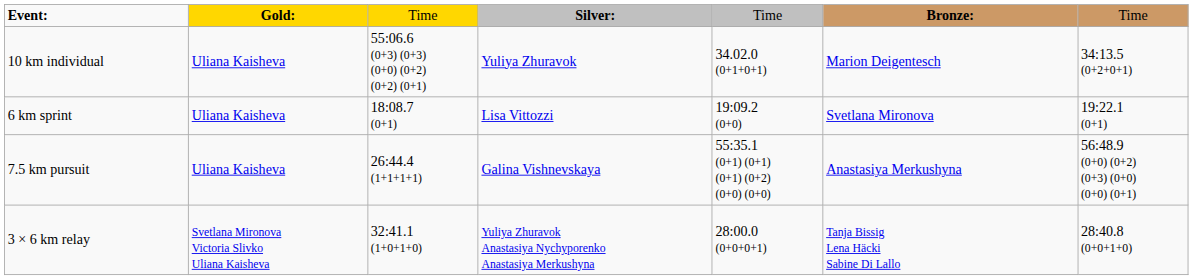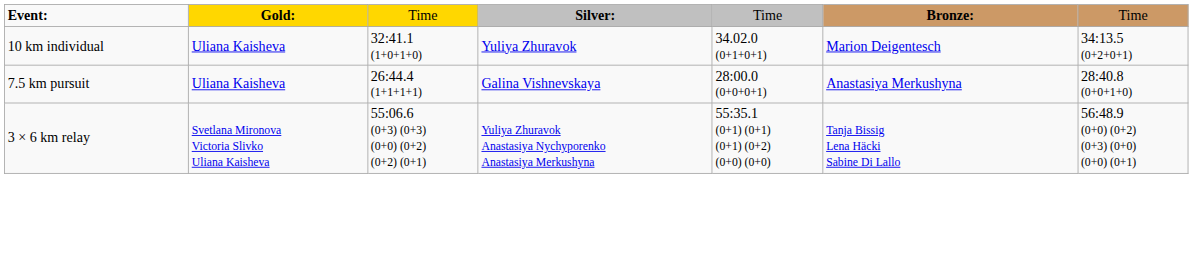(398, 61) 55:06.6 (0+3) (0+3) (0+0) (0+2) (0+2) (0+1) -> (396, 45) 32:41.1 (1+0+1+0)
- row: (40, 115)
(743, 169) 55:35.1 (0+1) (0+1) (0+1) (0+2) (0+0) (0+0) -> (741, 84) 28:00.0 (0+0+0+1)
(1109, 169) 56:48.9 (0+0) (0+2) (0+3) (0+0) (0+0) (0+1) -> (1107, 84) 28:40.8 (0+0+1+0)
(396, 239) 32:41.1 (1+0+1+0) -> (398, 138) 55:06.6 (0+3) (0+3) (0+0) (0+2) (0+2) (0+1)
(741, 239) 28:00.0 (0+0+0+1) -> (743, 138) 55:35.1 (0+1) (0+1) (0+1) (0+2) (0+0) (0+0)
(1107, 239) 28:40.8 (0+0+1+0) -> (1109, 138) 56:48.9 (0+0) (0+2) (0+3) (0+0) (0+0) (0+1)
